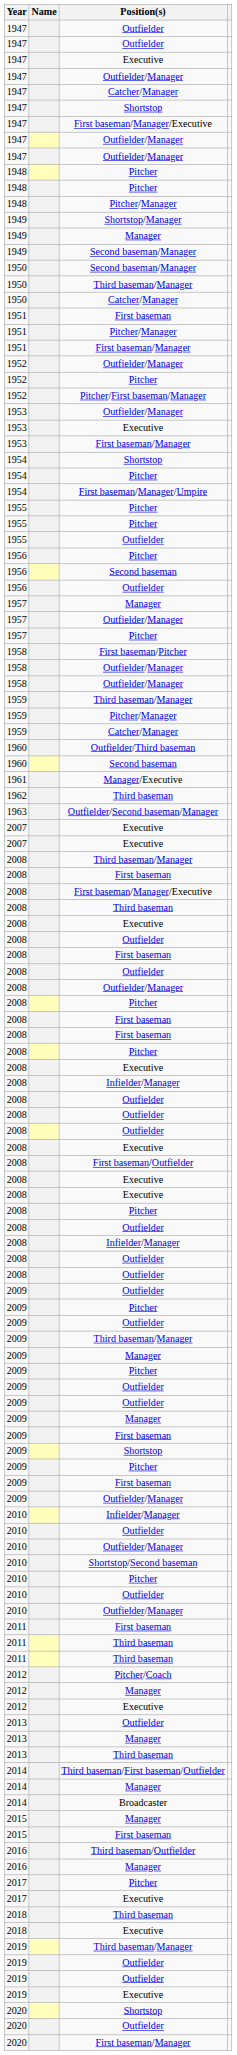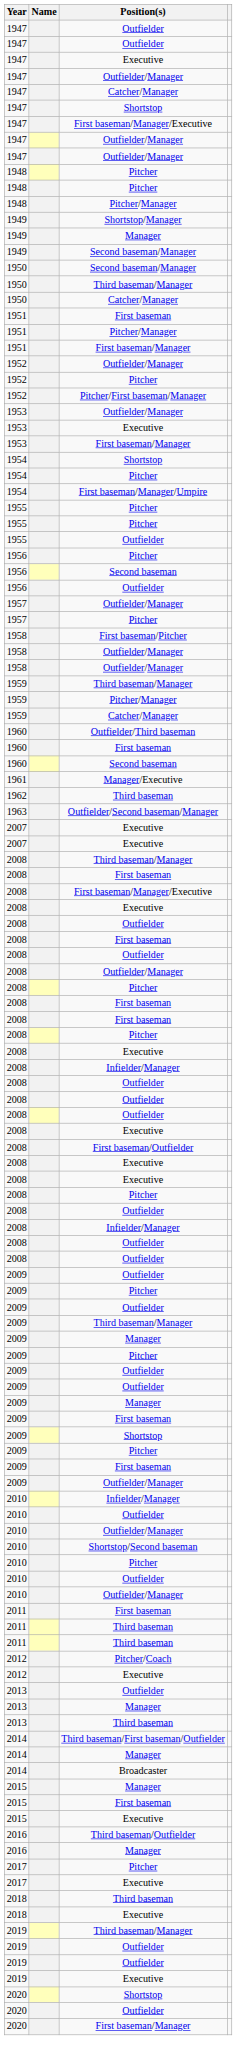- row: (17, 603)
+ row: (17, 747)
- row: (17, 907)
- row: (17, 1691)
+ row: (17, 1818)
